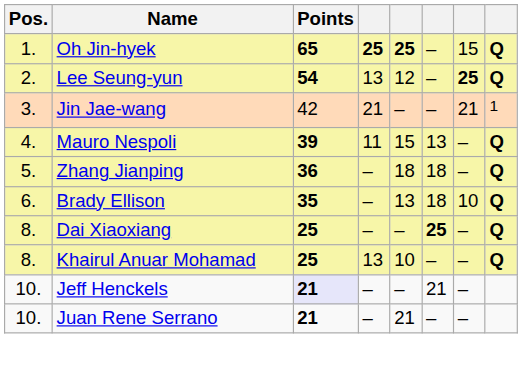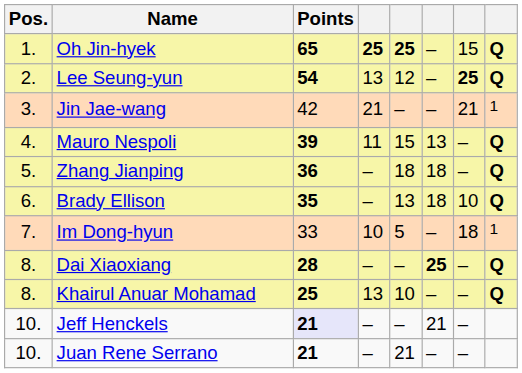+ row: (115, 232)
(307, 230) 25 -> (307, 264) 28
